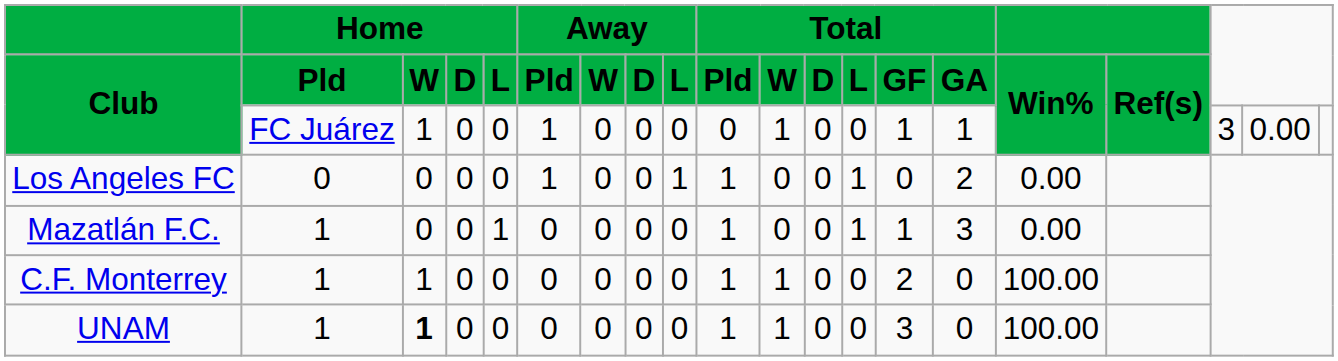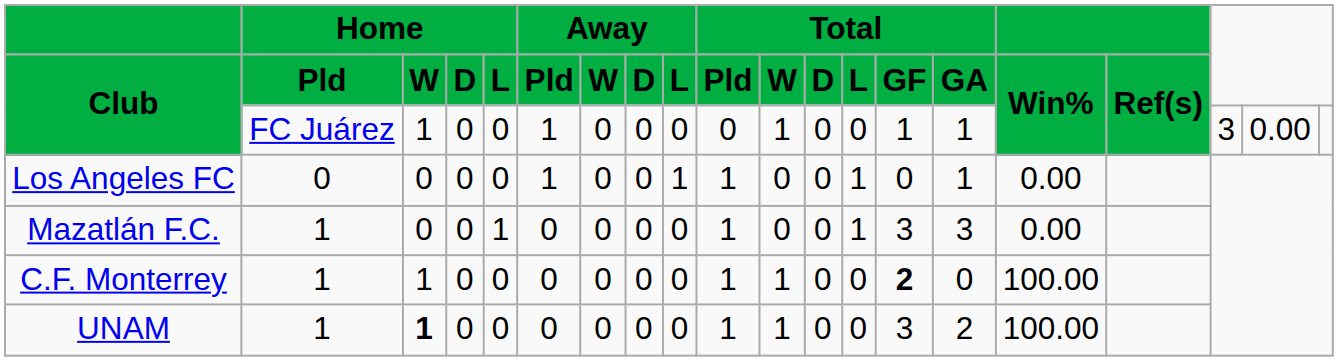(964, 179) 2 -> (964, 179) 1
(904, 229) 1 -> (904, 229) 3
(904, 279) normal -> (904, 279) bold
(964, 329) 0 -> (964, 329) 2
